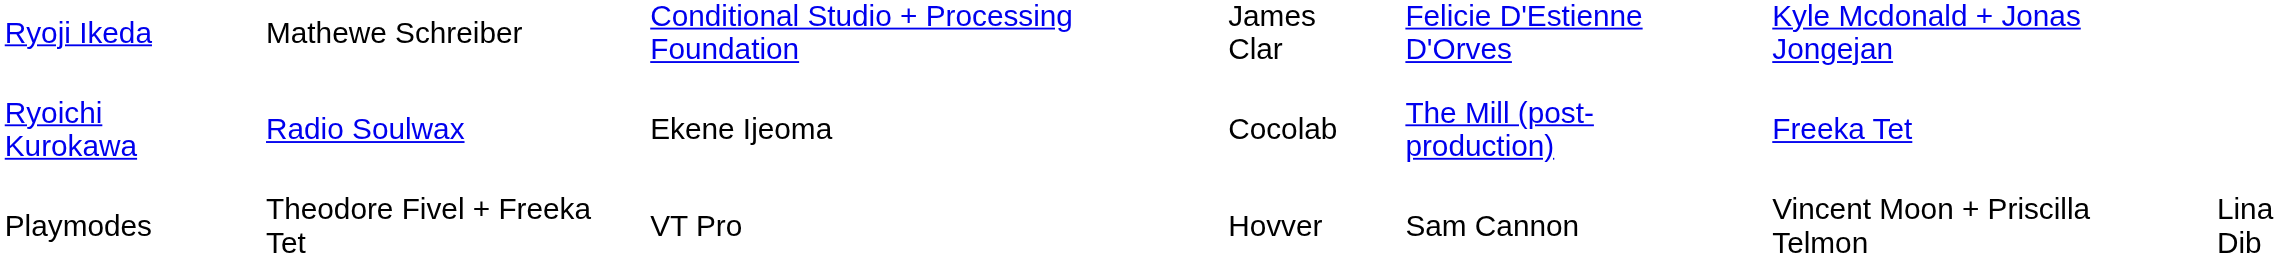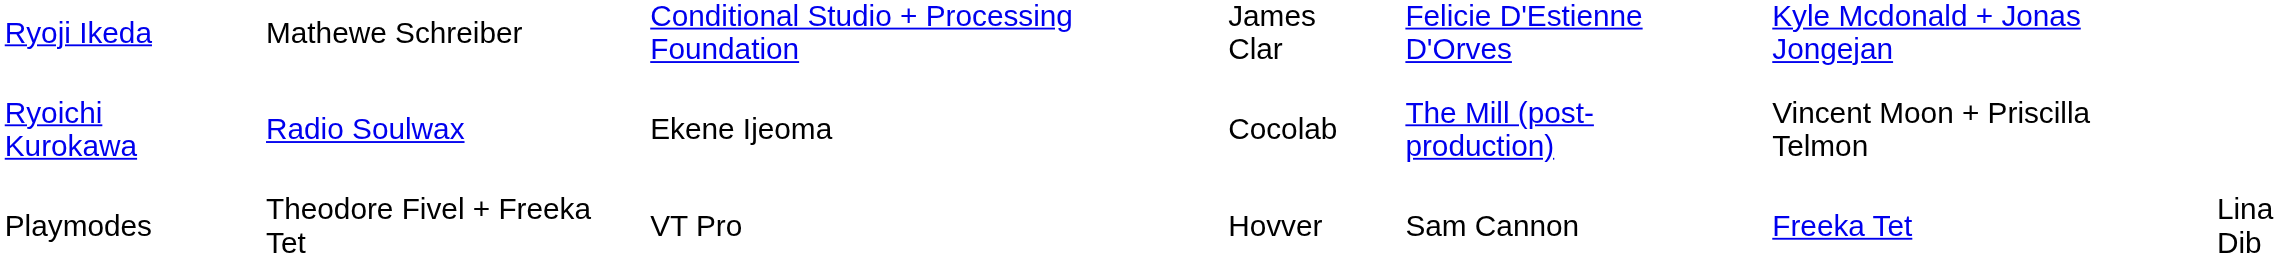(1842, 129) Freeka Tet -> (1931, 129) Vincent Moon + Priscilla Telmon
(1931, 226) Vincent Moon + Priscilla Telmon -> (1842, 226) Freeka Tet
